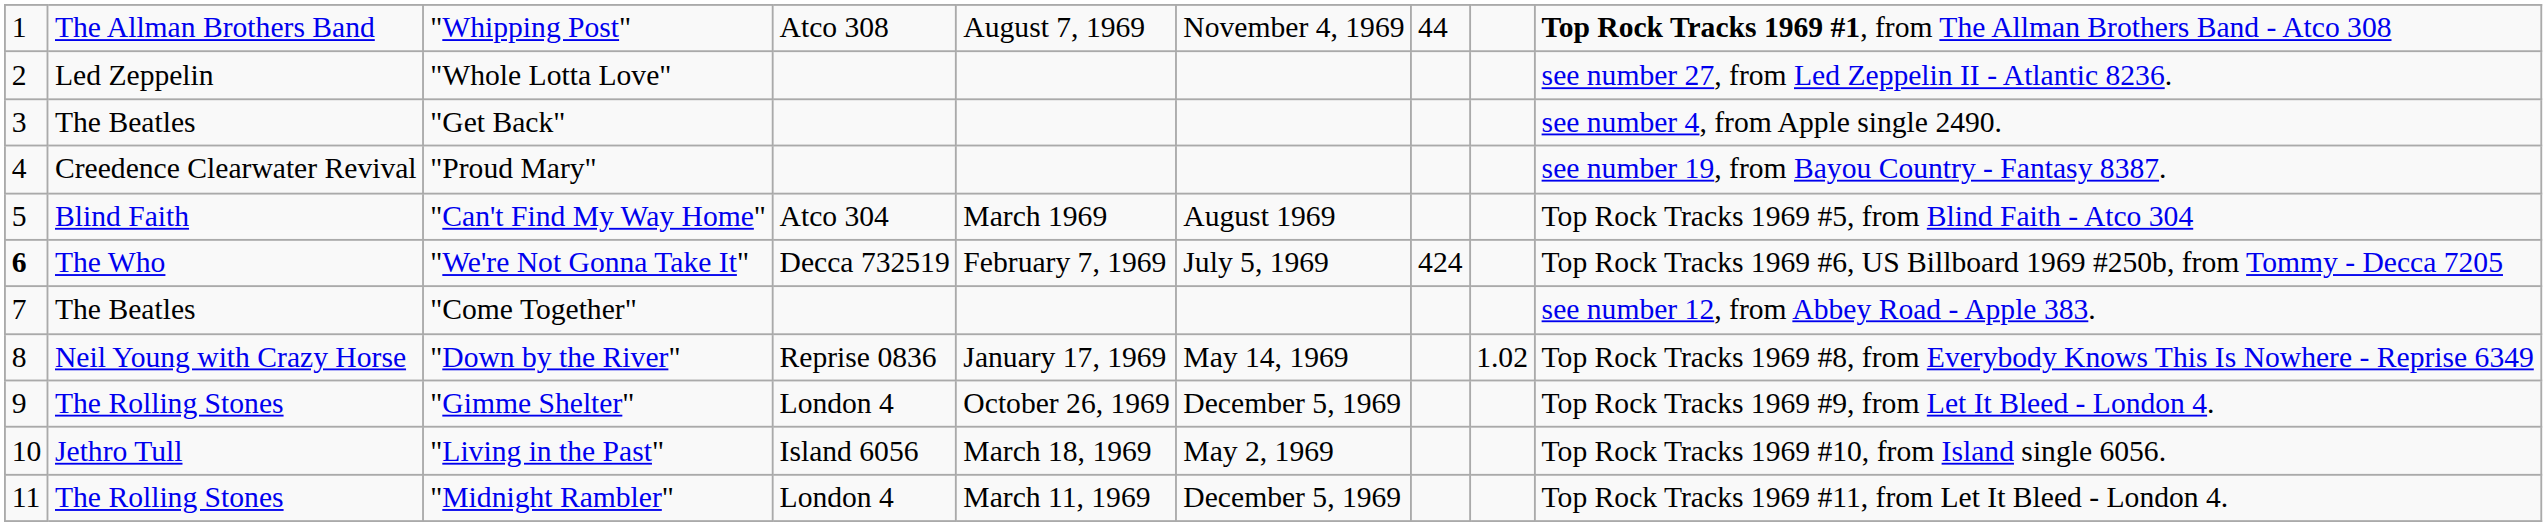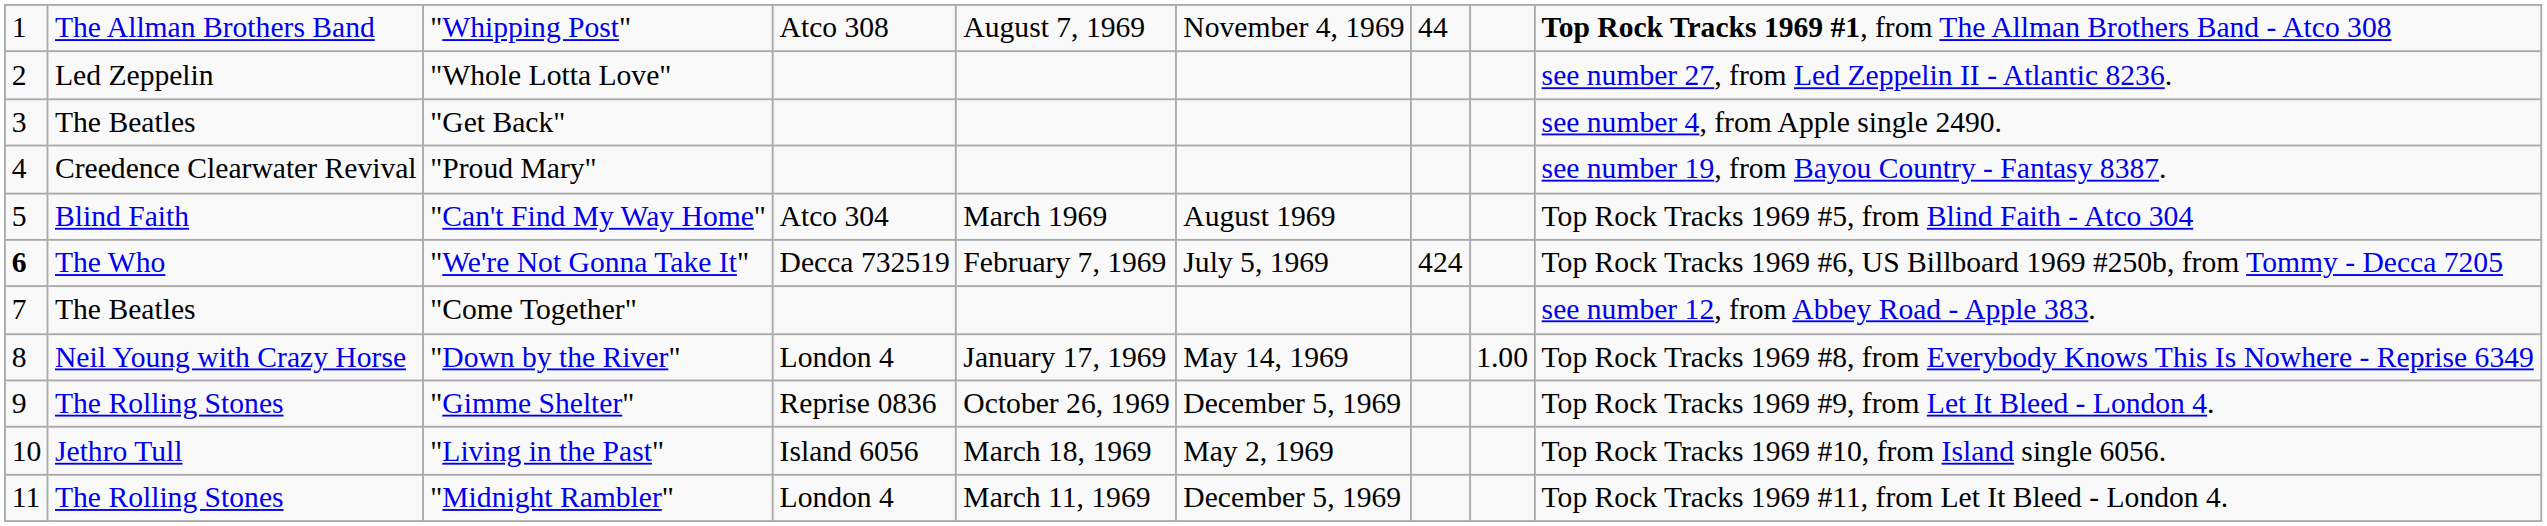(858, 356) Reprise 0836 -> (837, 356) London 4
(1502, 356) 1.02 -> (1502, 356) 1.00
(837, 403) London 4 -> (858, 403) Reprise 0836
